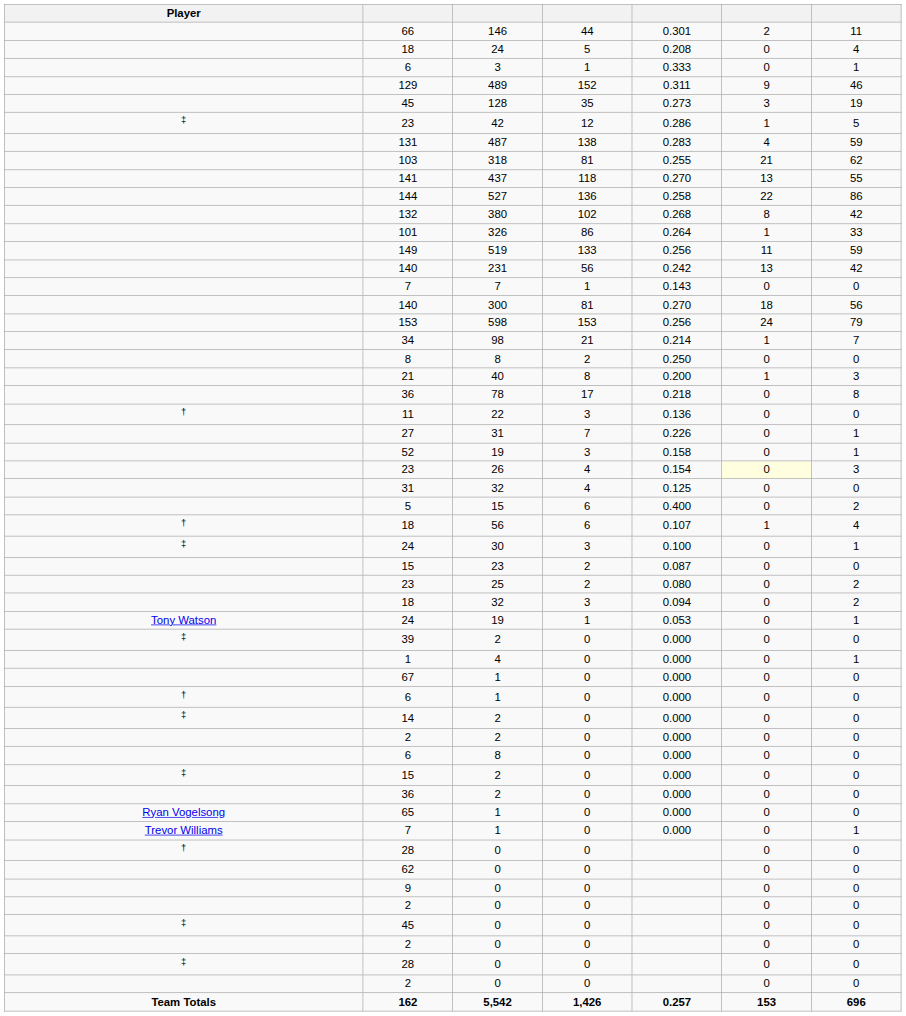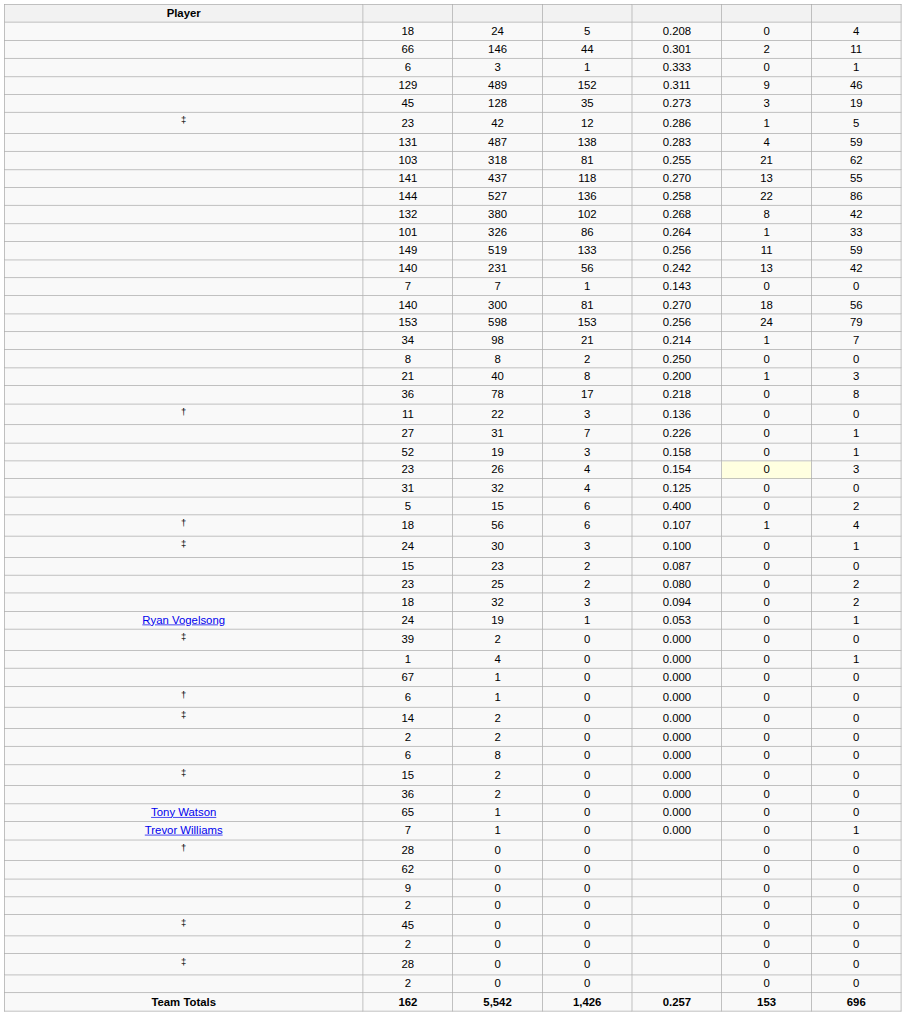rows swapped: (408, 49) <-> (408, 31)
(184, 620) Tony Watson -> (184, 620) Ryan Vogelsong
(184, 812) Ryan Vogelsong -> (184, 812) Tony Watson
